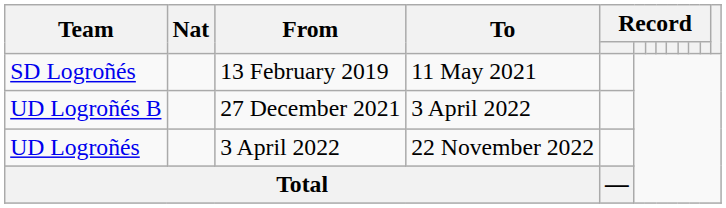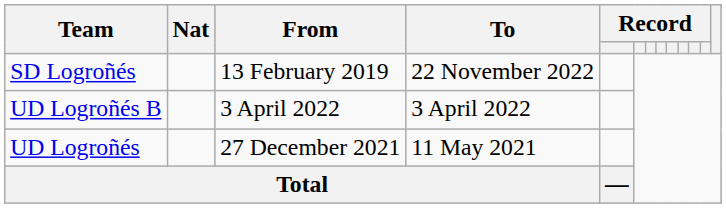(474, 71) 11 May 2021 -> (503, 71) 22 November 2022
(310, 109) 27 December 2021 -> (280, 109) 3 April 2022
(280, 146) 3 April 2022 -> (310, 146) 27 December 2021
(503, 146) 22 November 2022 -> (474, 146) 11 May 2021
